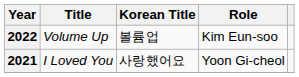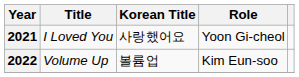rows swapped: (22, 60) <-> (22, 37)
